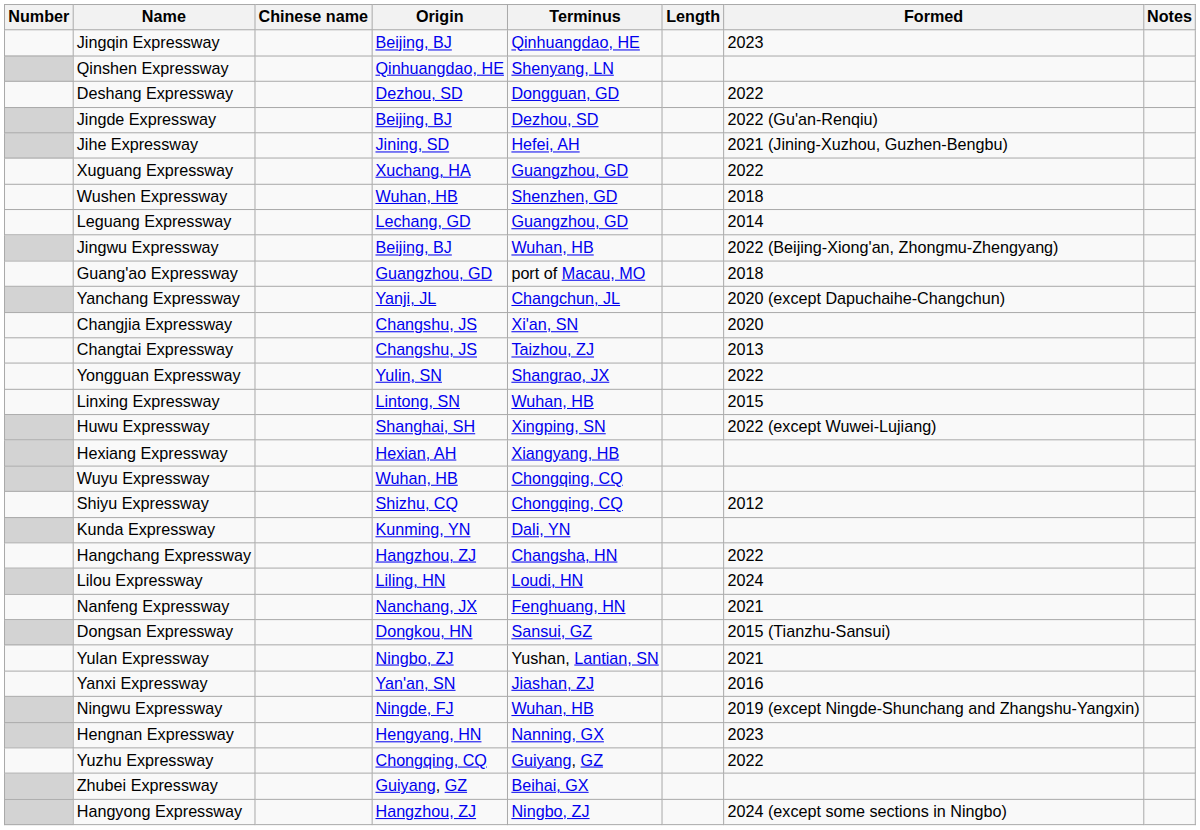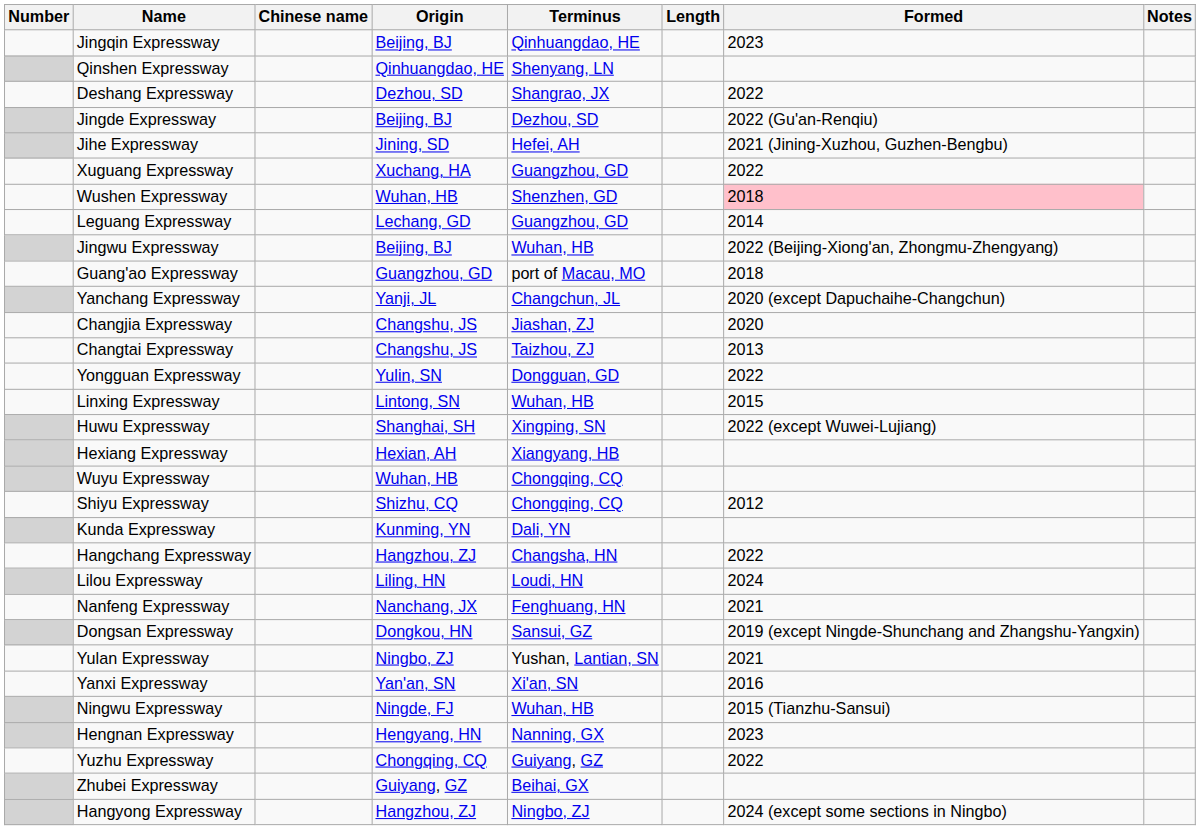(565, 94) Dongguan, GD -> (560, 94) Shangrao, JX
(745, 196) no background -> (745, 196) pink background
(545, 324) Xi'an, SN -> (553, 324) Jiashan, ZJ
(560, 376) Shangrao, JX -> (565, 376) Dongguan, GD
(809, 632) 2015 (Tianzhu-Sansui) -> (934, 632) 2019 (except Ningde-Shunchang and Zhangshu-Yangxin)
(553, 683) Jiashan, ZJ -> (545, 683) Xi'an, SN
(934, 709) 2019 (except Ningde-Shunchang and Zhangshu-Yangxin) -> (809, 709) 2015 (Tianzhu-Sansui)
